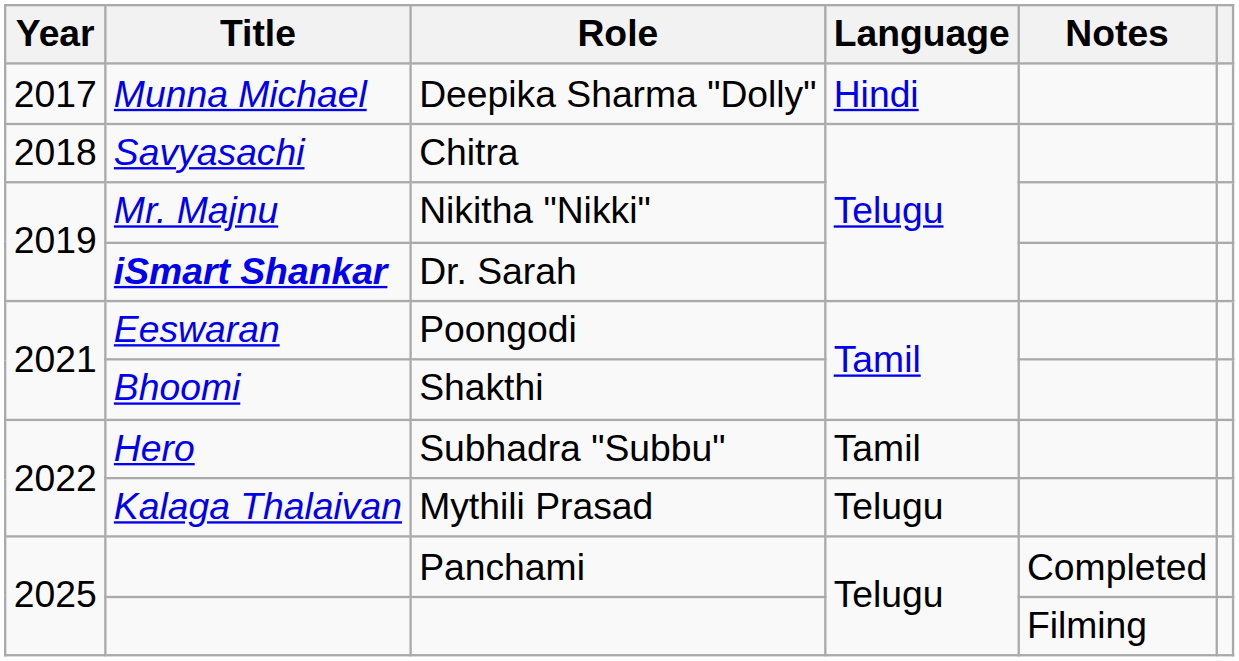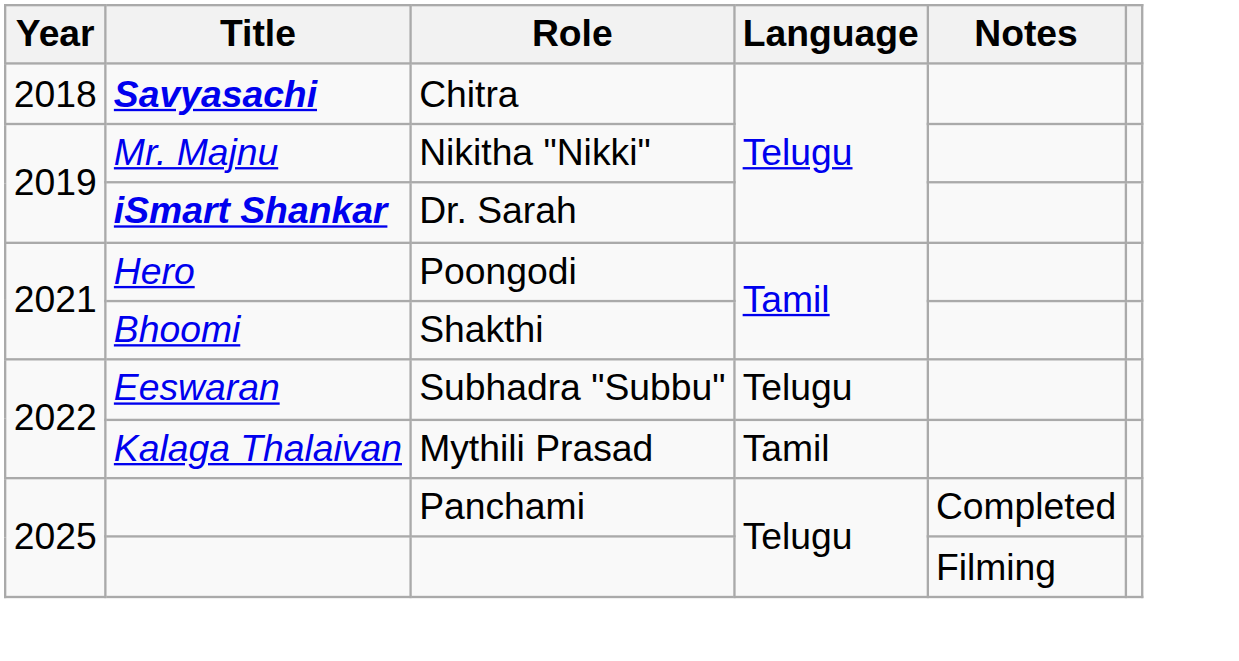- row: (618, 93)
(209, 152) normal -> (215, 93) bold
(197, 329) Eeswaran -> (154, 270) Hero
(154, 447) Hero -> (197, 388) Eeswaran
(877, 447) Tamil -> (798, 388) Telugu
(889, 507) Telugu -> (786, 447) Tamil
